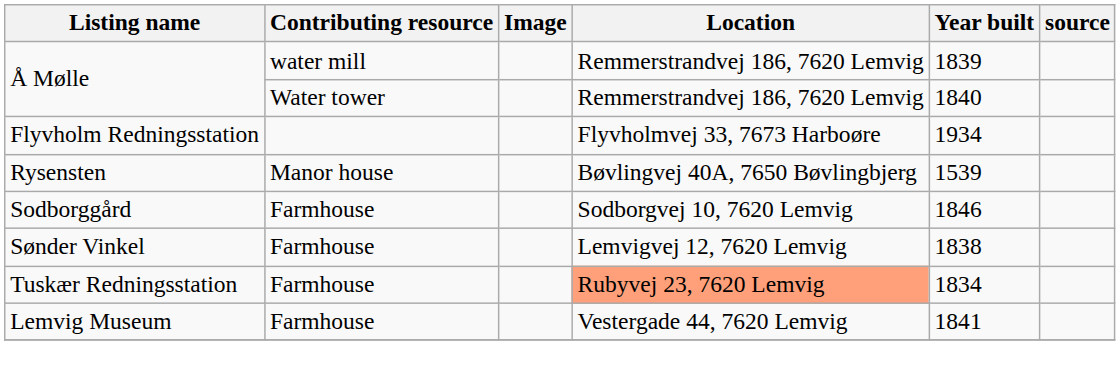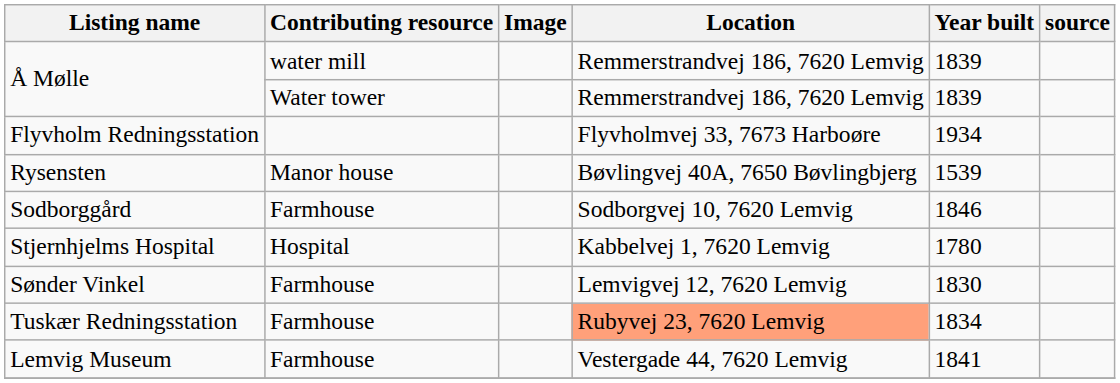(958, 97) 1840 -> (958, 97) 1839
+ row: (112, 246)
(958, 246) 1838 -> (958, 284) 1830
